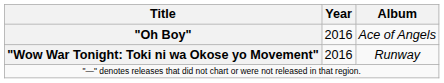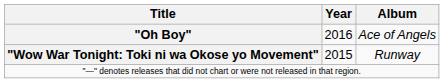(339, 54) 2016 -> (339, 54) 2015
